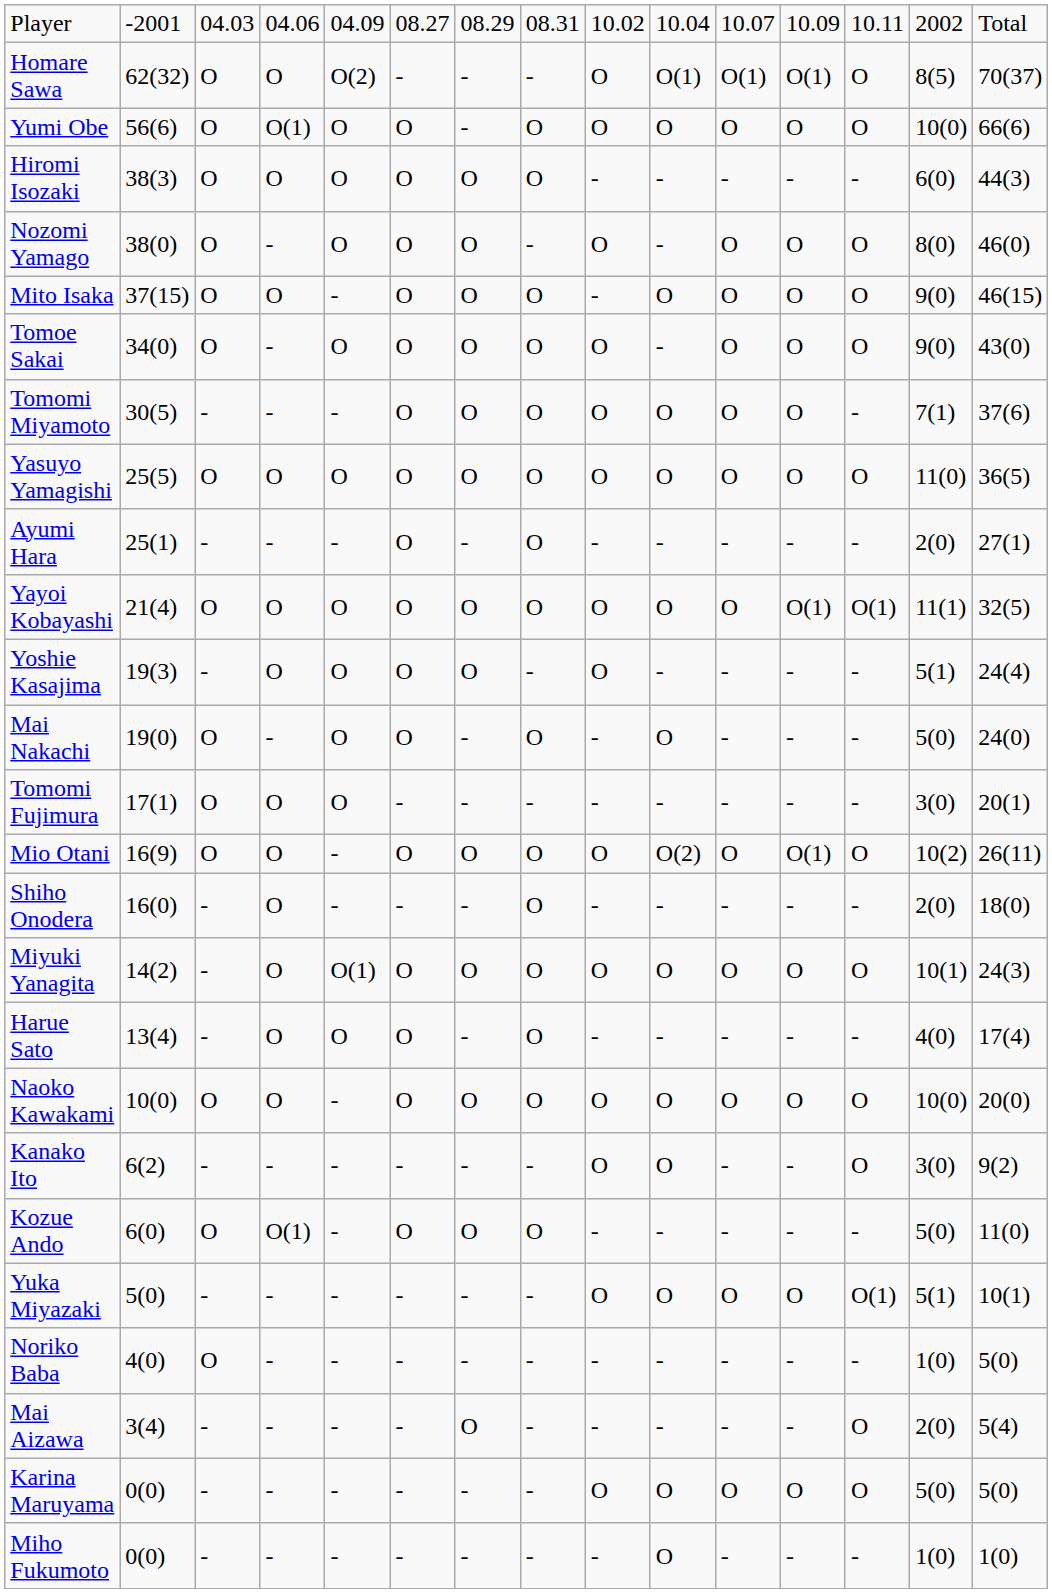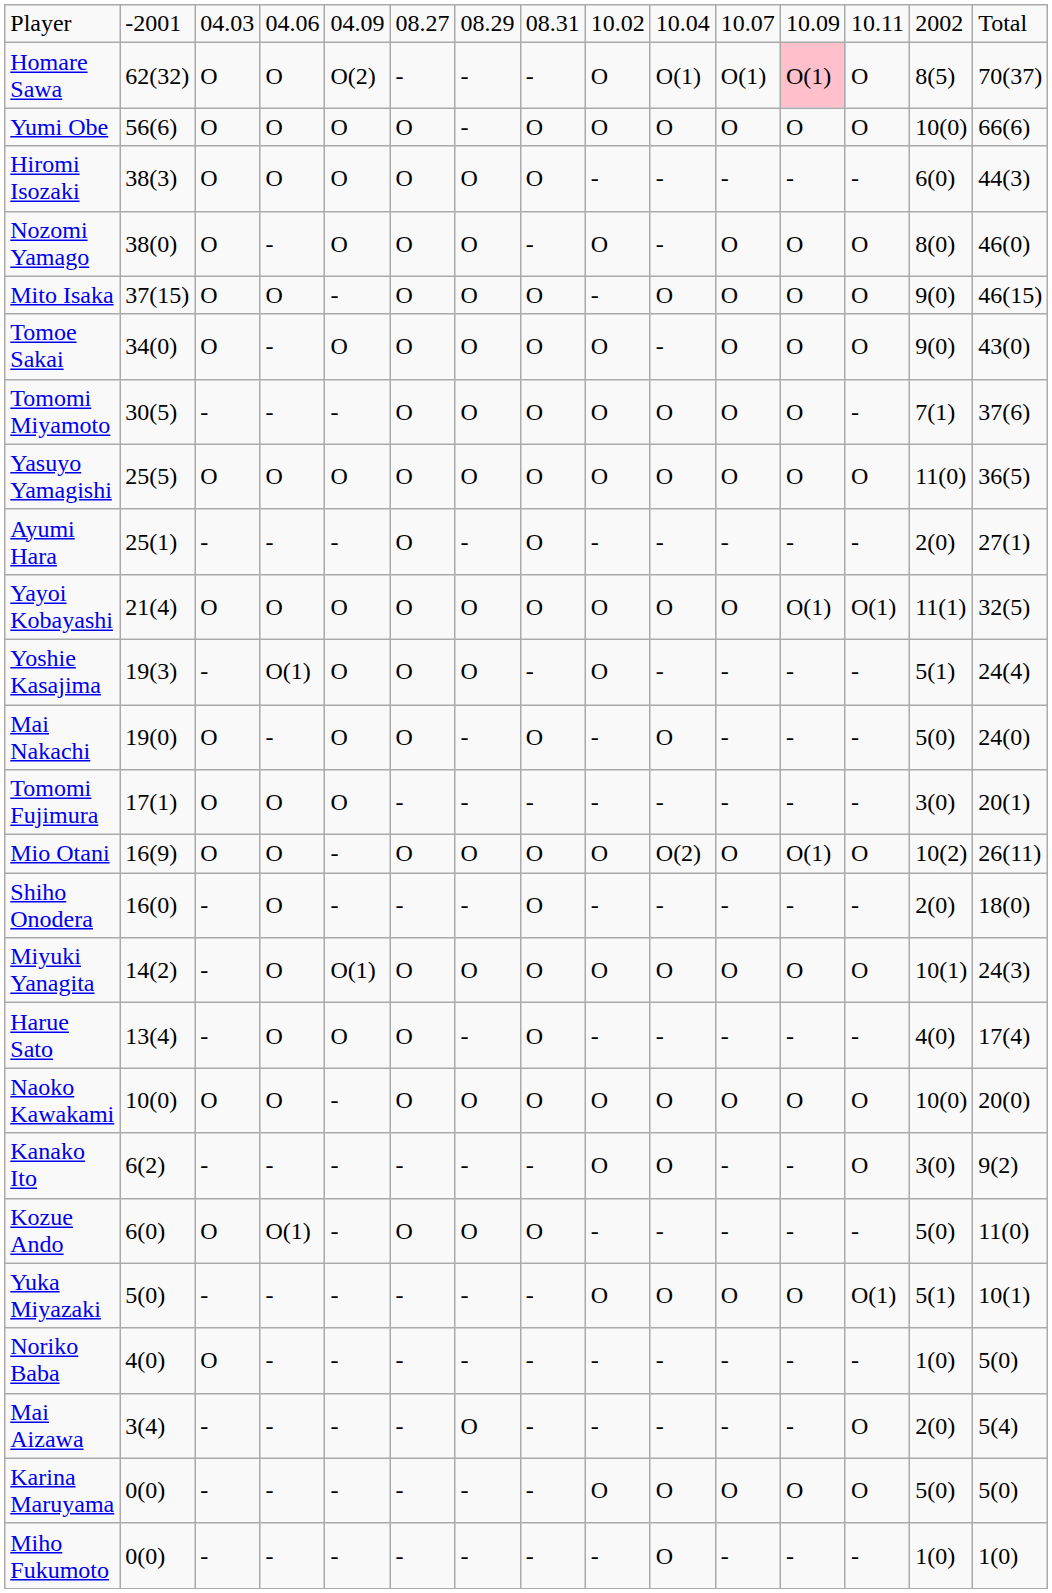(809, 75) no background -> (809, 75) pink background
(288, 126) O(1) -> (274, 126) O
(274, 671) O -> (288, 671) O(1)
